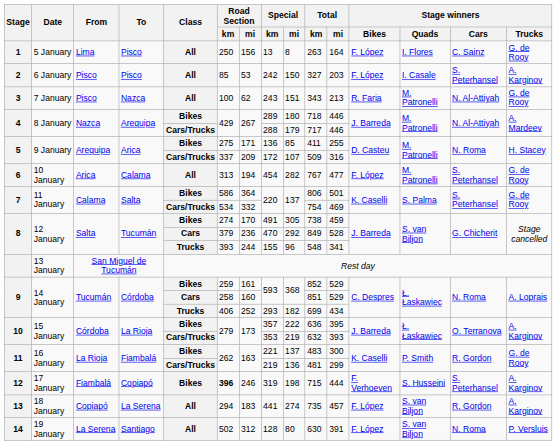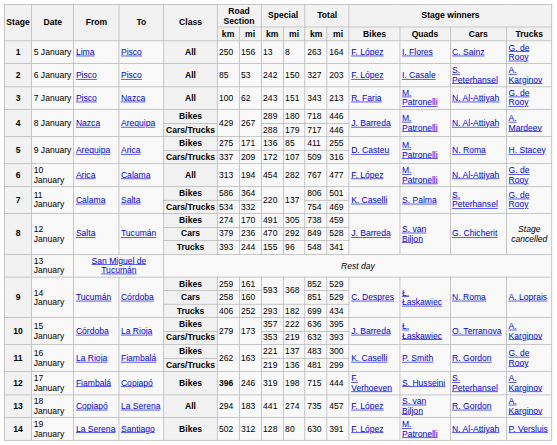(475, 175) S. Peterhansel -> (476, 175) N. Al-Attiyah
(191, 429) All -> (191, 429) Bikes
(414, 429) S. van Biljon -> (420, 429) M. Patronelli
(469, 429) N. Roma -> (476, 429) N. Al-Attiyah
